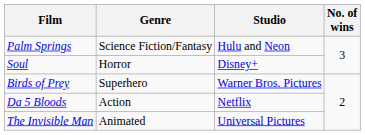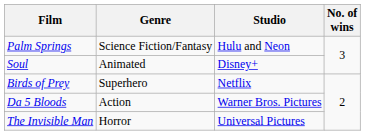(115, 64) Horror -> (122, 64) Animated
(270, 83) Warner Bros. Pictures -> (234, 83) Netflix
(234, 102) Netflix -> (270, 102) Warner Bros. Pictures
(122, 121) Animated -> (115, 121) Horror
